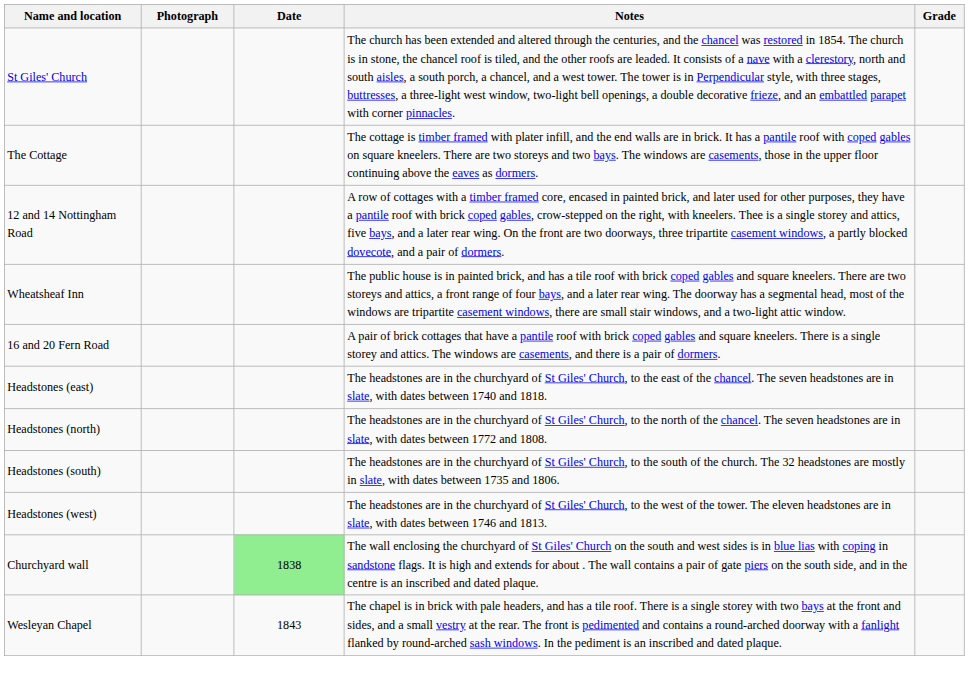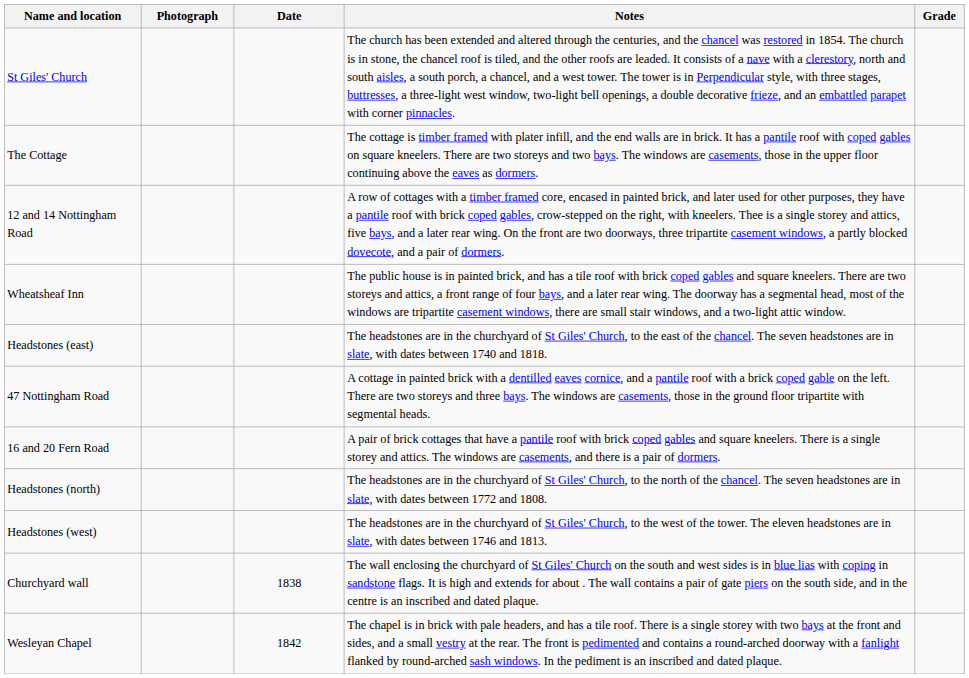rows swapped: (58, 345) <-> (50, 387)
+ row: (58, 396)
- row: (54, 471)
(289, 564) lightgreen background -> (289, 583) no background
(289, 625) 1843 -> (289, 643) 1842
